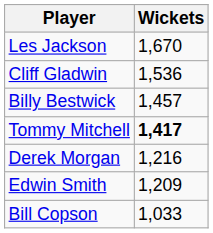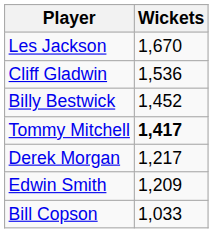(160, 102) 1,457 -> (160, 102) 1,452
(160, 158) 1,216 -> (160, 158) 1,217
